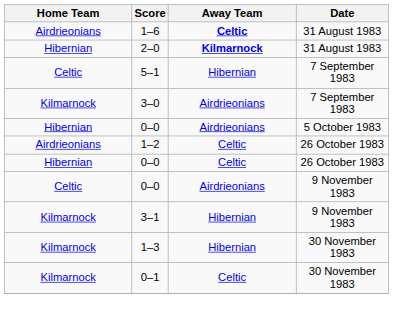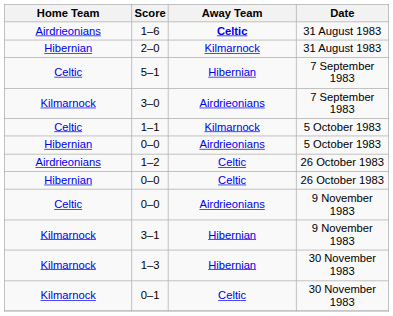(232, 48) bold -> (232, 48) normal
+ row: (150, 127)
